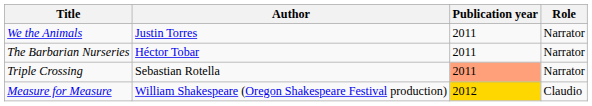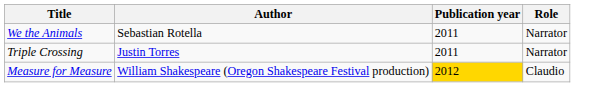(166, 33) Justin Torres -> (160, 33) Sebastian Rotella
- row: (68, 52)
(177, 71) Sebastian Rotella -> (148, 52) Justin Torres
(464, 71) lightsalmon background -> (447, 52) no background
